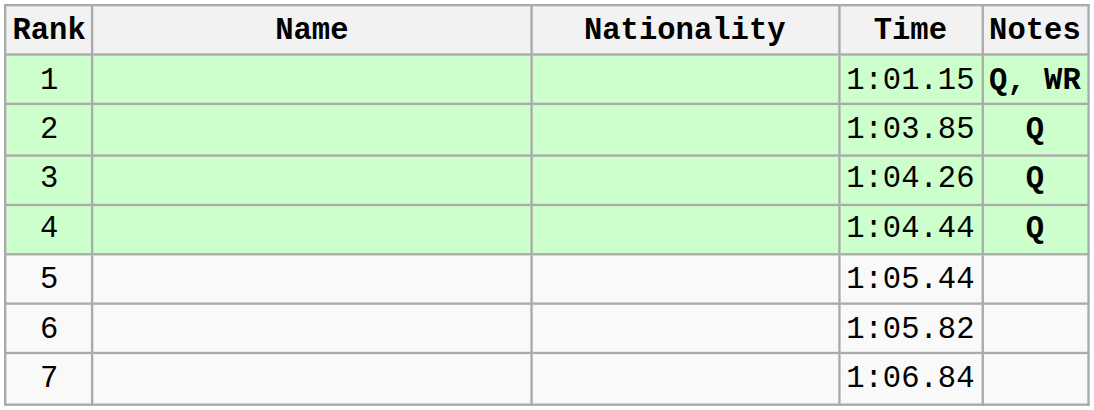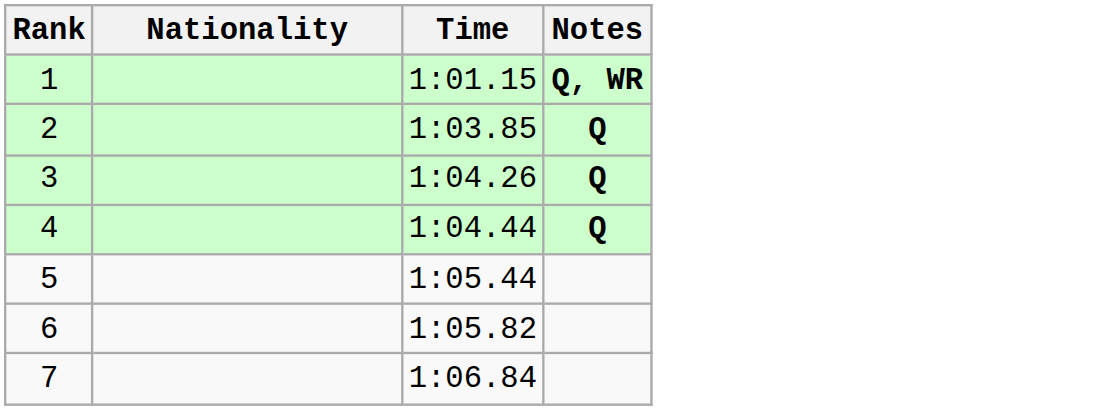- column: (312, 30)
